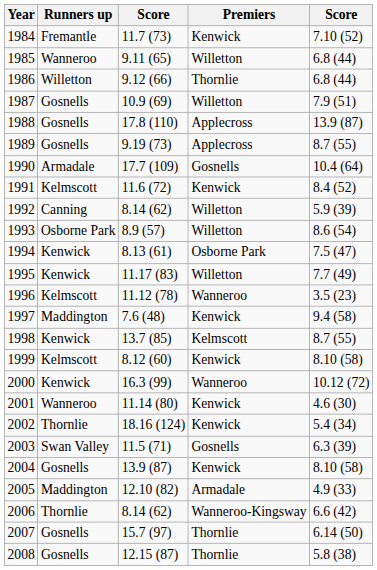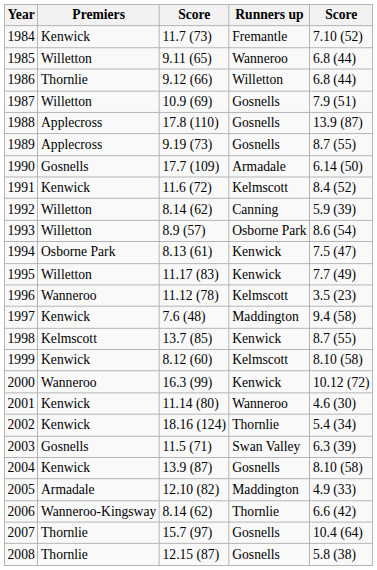columns swapped: (249, 15) <-> (78, 15)
(338, 166) 10.4 (64) -> (338, 166) 6.14 (50)
(338, 532) 6.14 (50) -> (338, 532) 10.4 (64)
